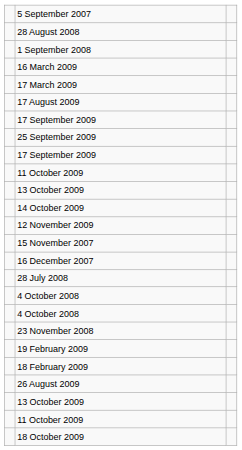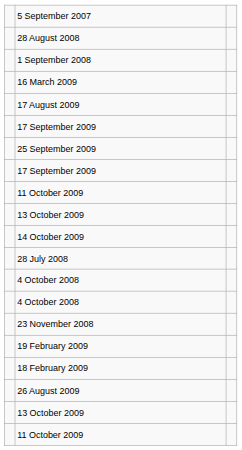- row: (10, 85)
- row: (10, 225)
- row: (10, 243)
- row: (10, 261)
- row: (10, 437)
